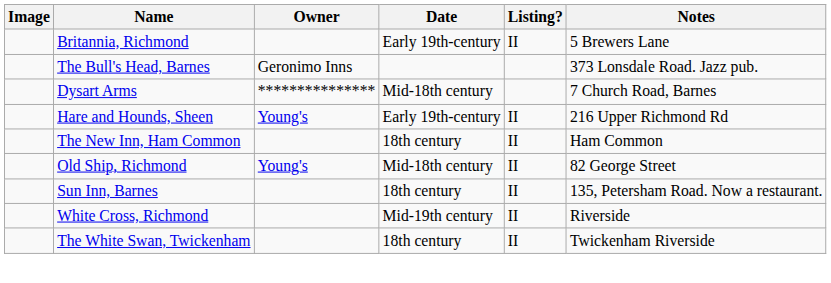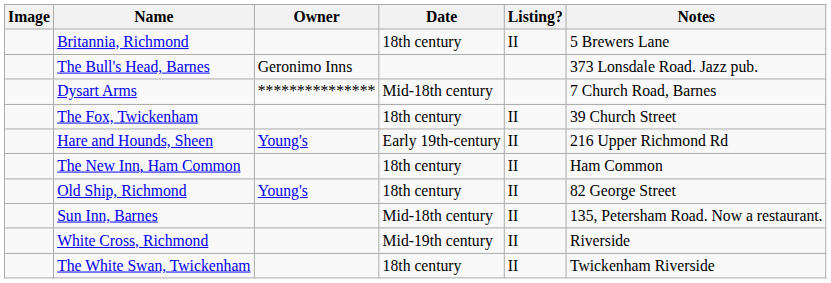(442, 41) Early 19th-century -> (422, 41) 18th century
+ row: (128, 116)
(438, 166) Mid-18th century -> (422, 191) 18th century
(422, 191) 18th century -> (438, 215) Mid-18th century
